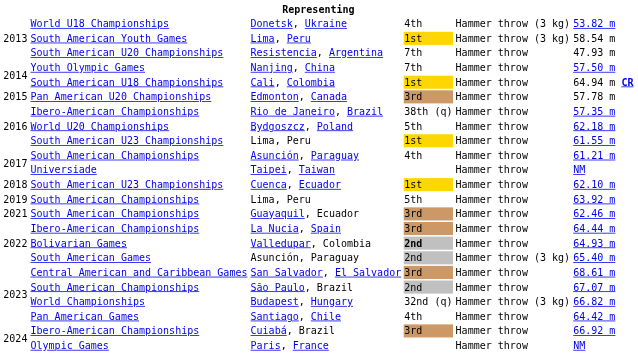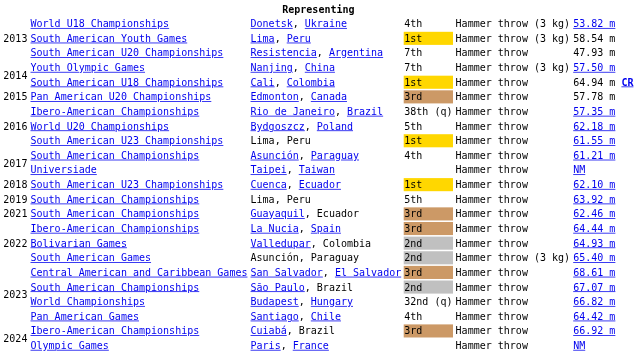(492, 68) Hammer throw -> (513, 68) Hammer throw (3 kg)
(413, 243) bold -> (413, 243) normal
(513, 302) Hammer throw (3 kg) -> (492, 302) Hammer throw
